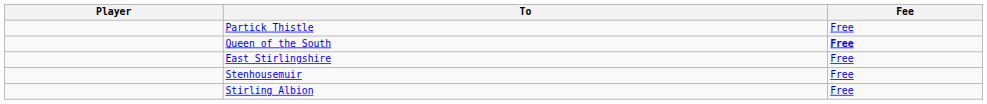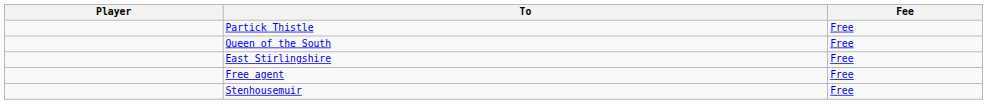(842, 44) bold -> (842, 44) normal
+ row: (255, 76)
- row: (269, 91)
